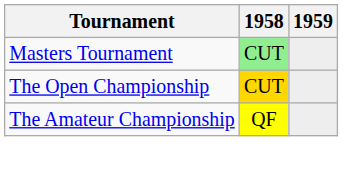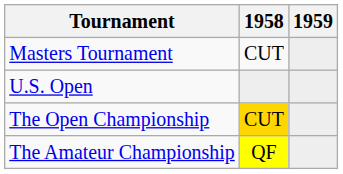(264, 53) lightgreen background -> (264, 53) no background
+ row: (51, 86)
